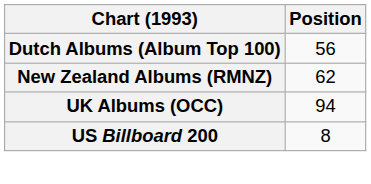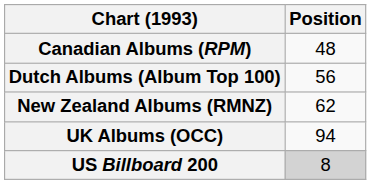+ row: (145, 48)
(325, 135) no background -> (325, 164) lightgrey background
